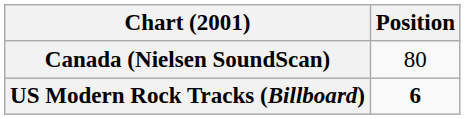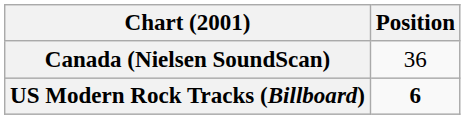(415, 59) 80 -> (415, 59) 36
